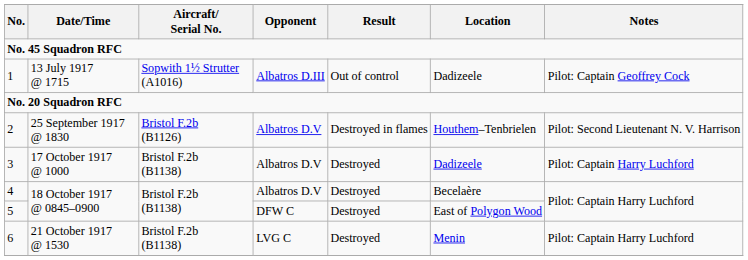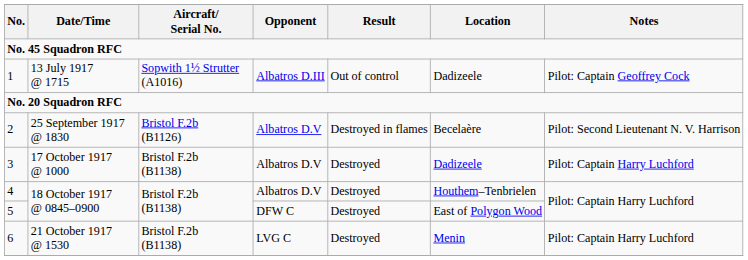(485, 130) Houthem–Tenbrielen -> (457, 130) Becelaère
(457, 191) Becelaère -> (485, 191) Houthem–Tenbrielen
